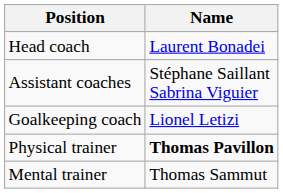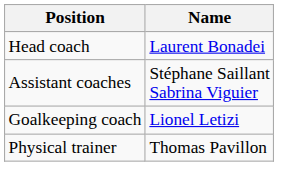(212, 147) bold -> (208, 147) normal
- row: (58, 174)
